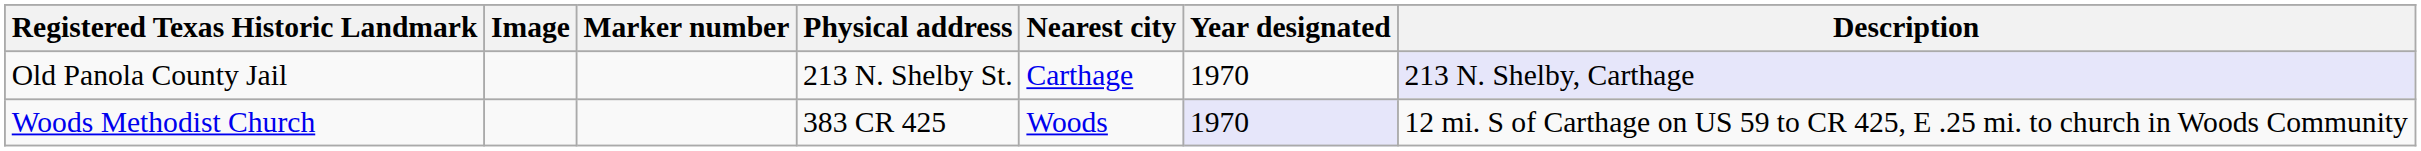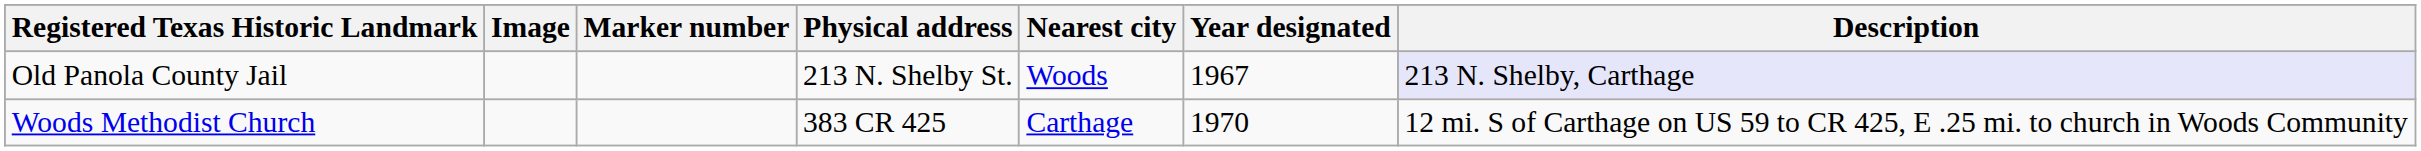(1080, 74) Carthage -> (1067, 74) Woods
(1219, 74) 1970 -> (1219, 74) 1967
(1067, 121) Woods -> (1080, 121) Carthage
(1219, 121) lavender background -> (1219, 121) no background
